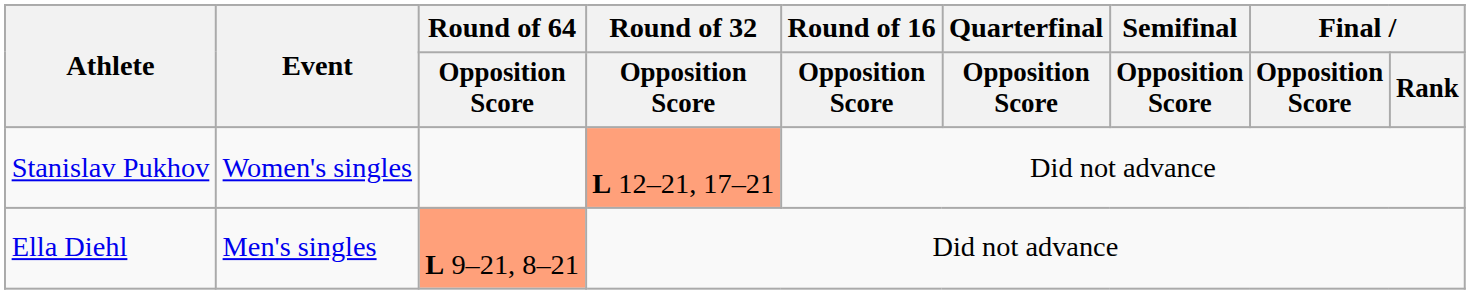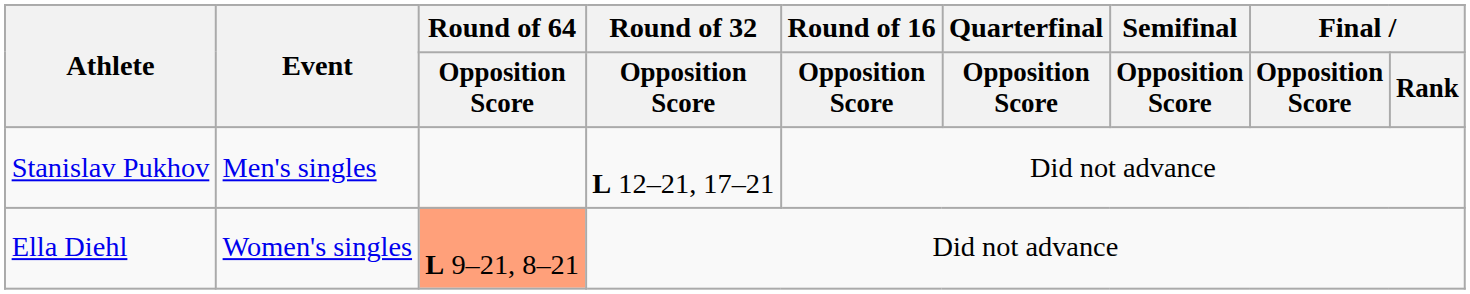(317, 167) Women's singles -> (300, 167) Men's singles
(683, 184) lightsalmon background -> (683, 184) no background
(300, 247) Men's singles -> (317, 247) Women's singles
